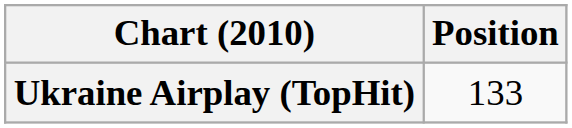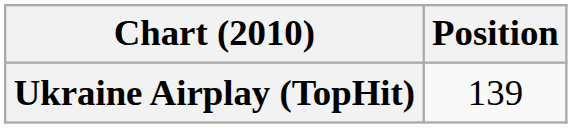(495, 92) 133 -> (495, 92) 139
